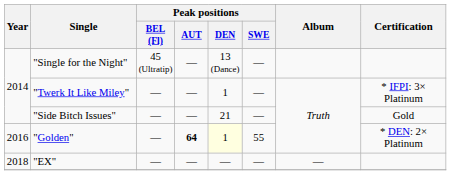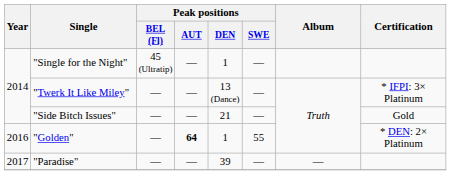(225, 63) 13 (Dance) -> (225, 63) 1
(225, 92) 1 -> (225, 92) 13 (Dance)
(225, 138) lightyellow background -> (225, 138) no background
+ row: (56, 161)
- row: (45, 161)
